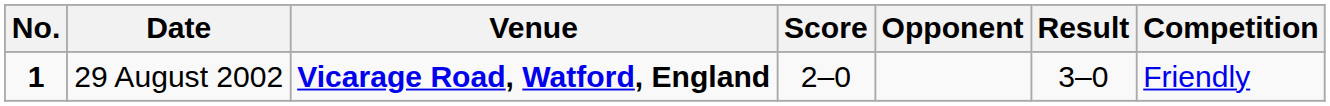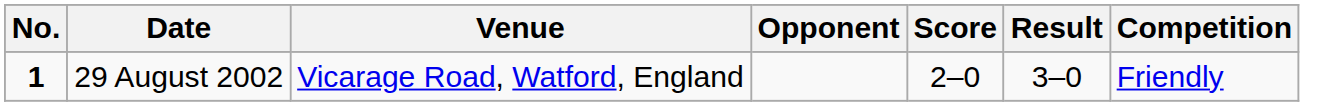columns swapped: (953, 28) <-> (826, 28)
(534, 76) bold -> (520, 76) normal
